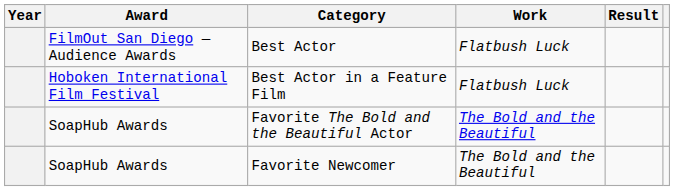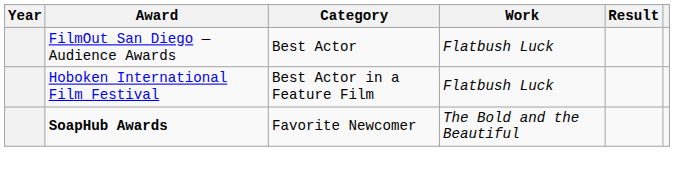- row: (341, 126)
(108, 166) normal -> (108, 126) bold
